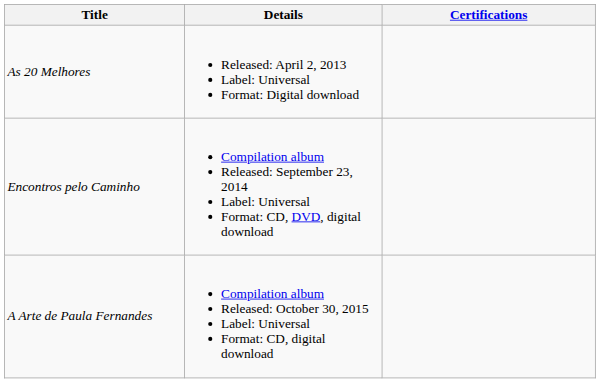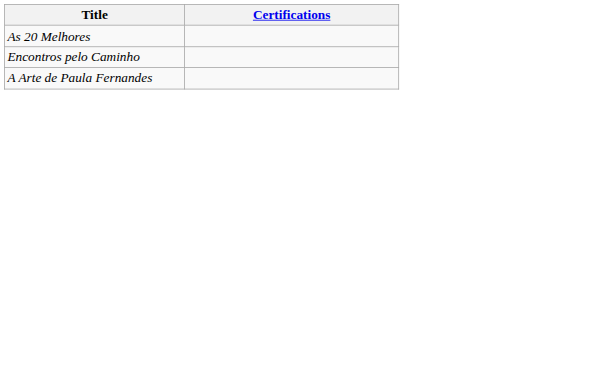- column: (283, 15)
